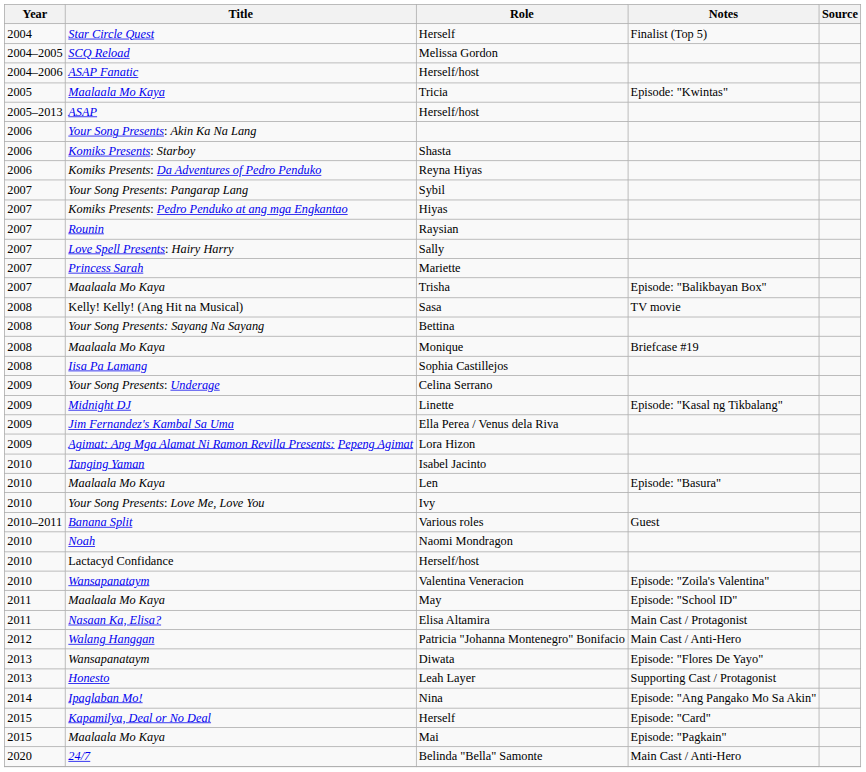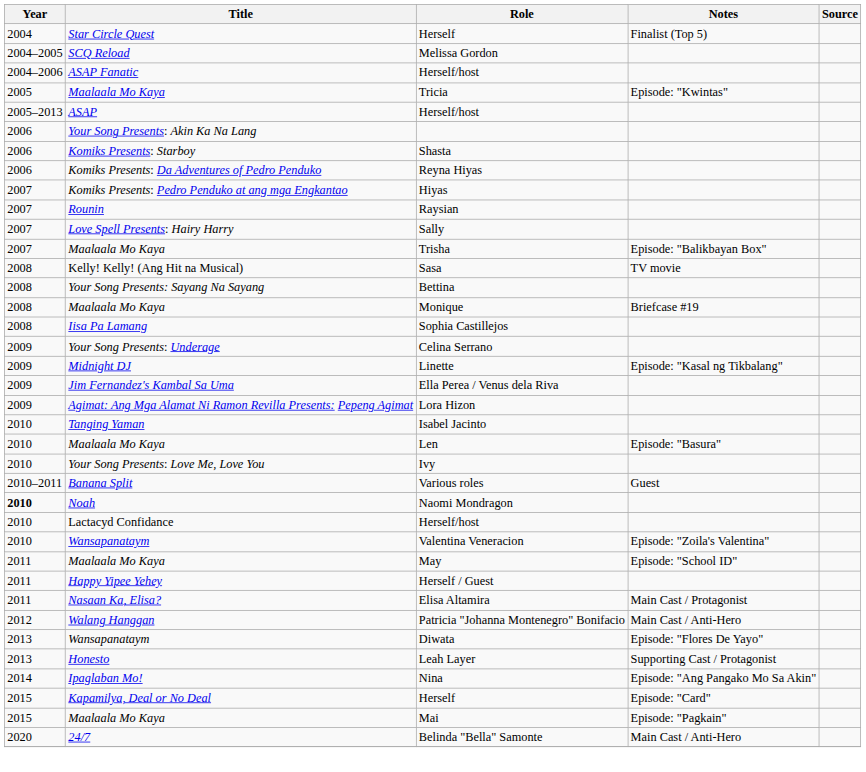- row: (158, 190)
- row: (106, 268)
(20, 541) normal -> (20, 502) bold
+ row: (115, 580)
